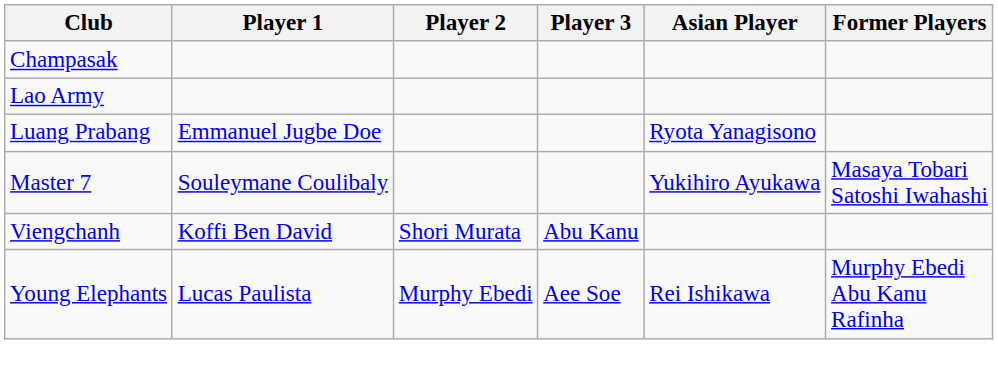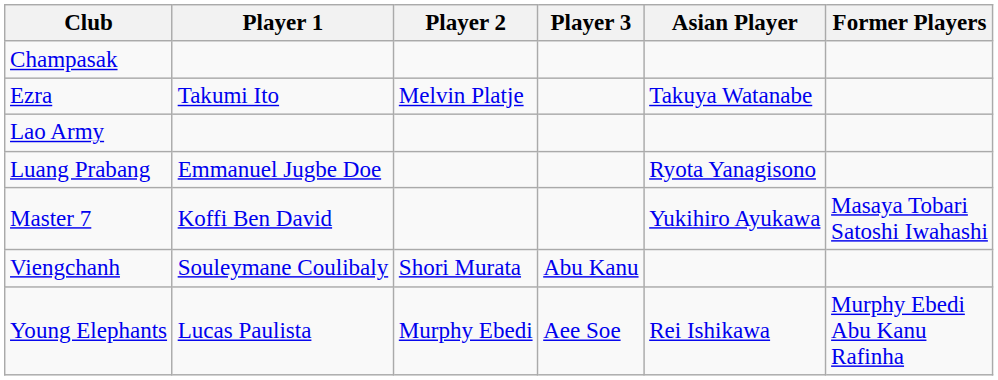+ row: (31, 95)
(283, 181) Souleymane Coulibaly -> (255, 218) Koffi Ben David
(255, 231) Koffi Ben David -> (283, 267) Souleymane Coulibaly
